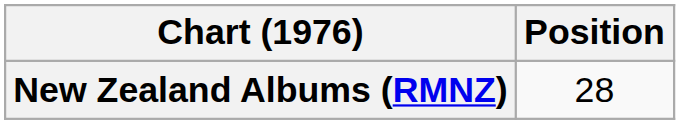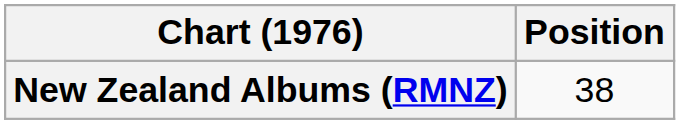(594, 89) 28 -> (594, 89) 38
